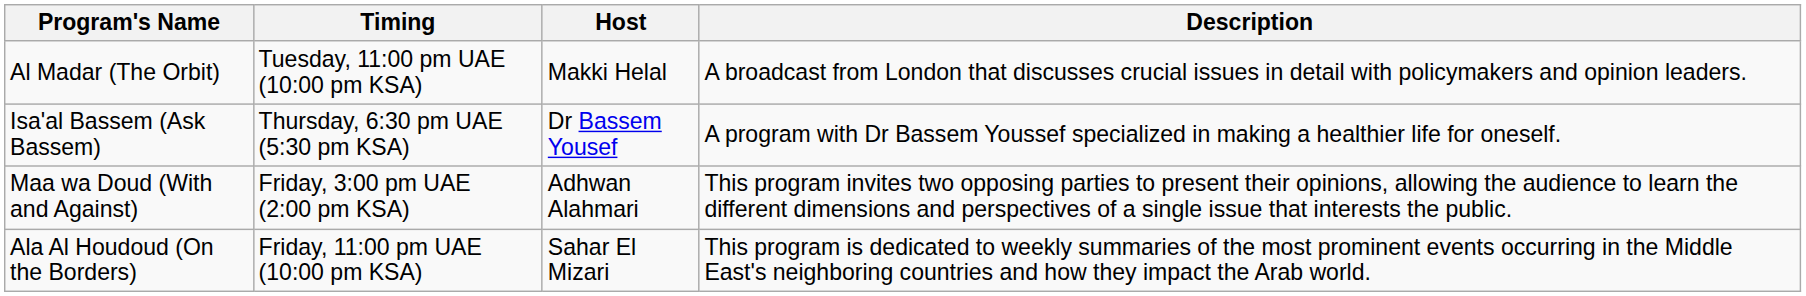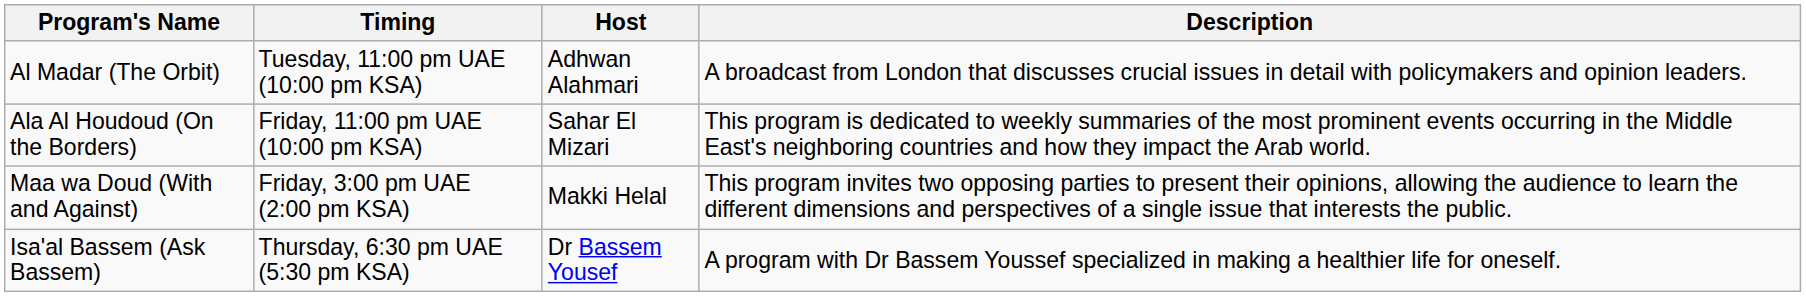(607, 72) Makki Helal -> (593, 72) Adhwan Alahmari
rows swapped: (112, 259) <-> (108, 134)
(593, 197) Adhwan Alahmari -> (607, 197) Makki Helal
